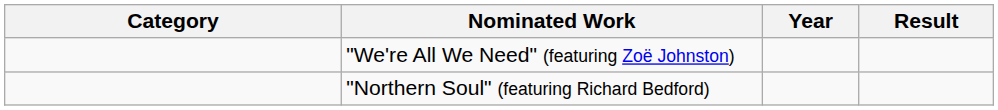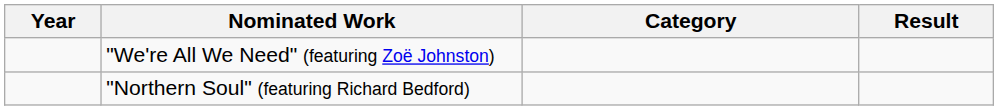columns swapped: (811, 21) <-> (173, 21)
